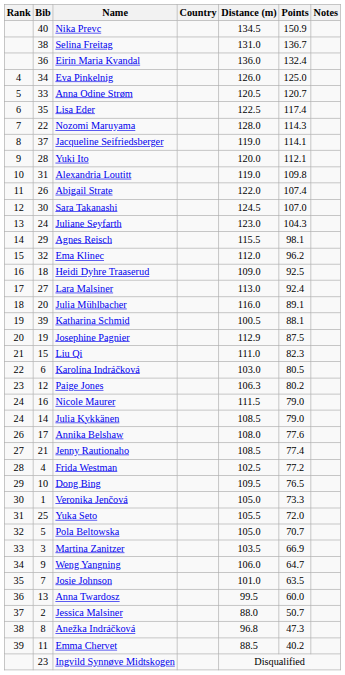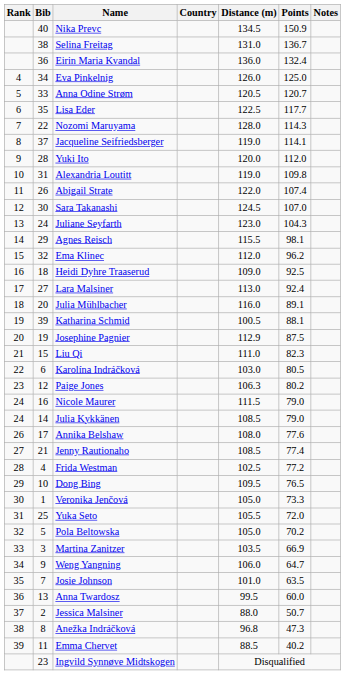(295, 110) 117.4 -> (295, 110) 117.7
(295, 158) 112.1 -> (295, 158) 112.0
(295, 532) 70.7 -> (295, 532) 70.2
